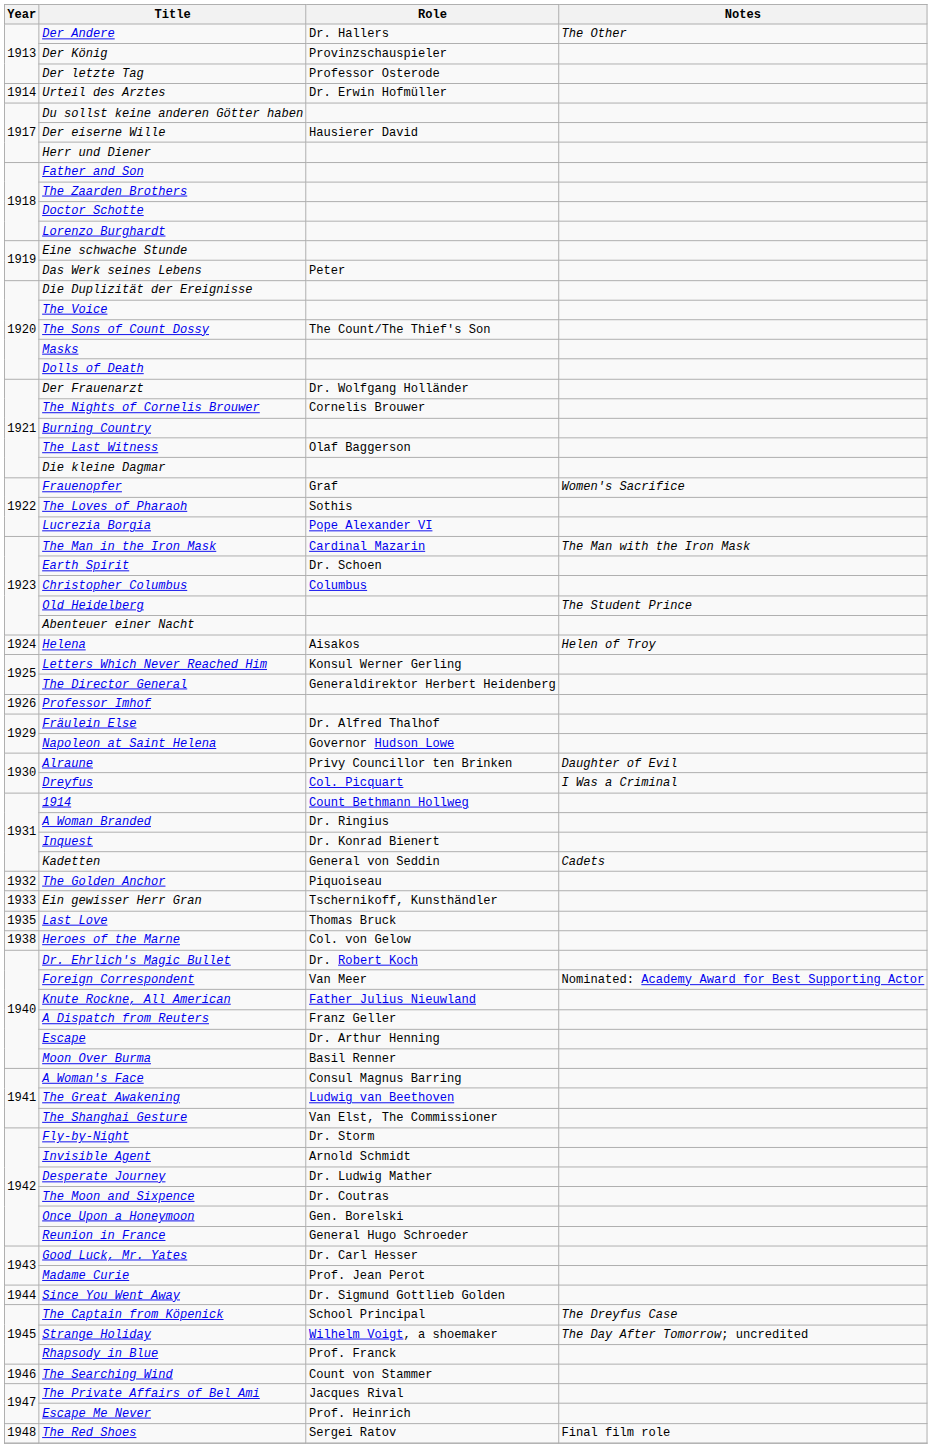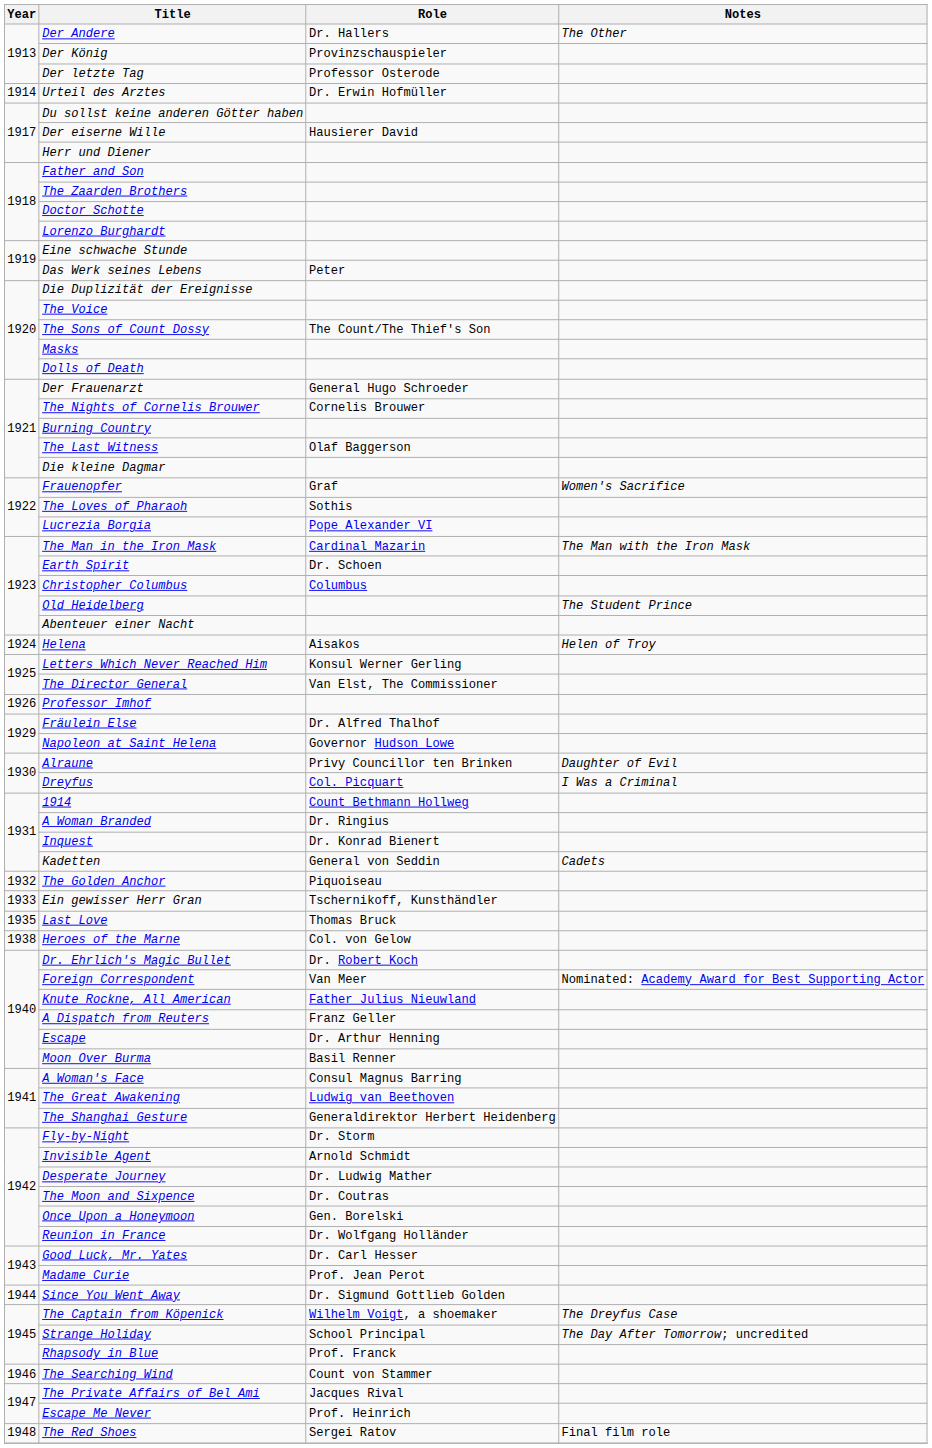(389, 389) Dr. Wolfgang Holländer -> (389, 389) General Hugo Schroeder
(432, 684) Generaldirektor Herbert Heidenberg -> (403, 684) Van Elst, The Commissioner
(403, 1118) Van Elst, The Commissioner -> (432, 1118) Generaldirektor Herbert Heidenberg
(389, 1236) General Hugo Schroeder -> (389, 1236) Dr. Wolfgang Holländer
(367, 1315) School Principal -> (403, 1315) Wilhelm Voigt, a shoemaker
(403, 1335) Wilhelm Voigt, a shoemaker -> (367, 1335) School Principal
